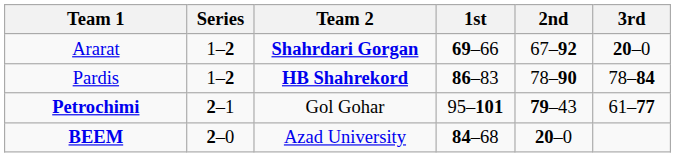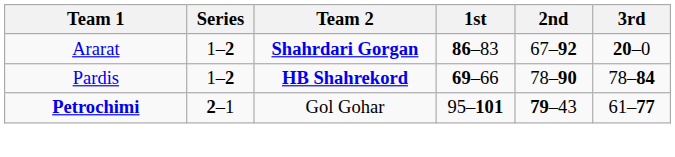(475, 48) 69–66 -> (475, 48) 86–83
(475, 78) 86–83 -> (475, 78) 69–66
- row: (96, 136)
